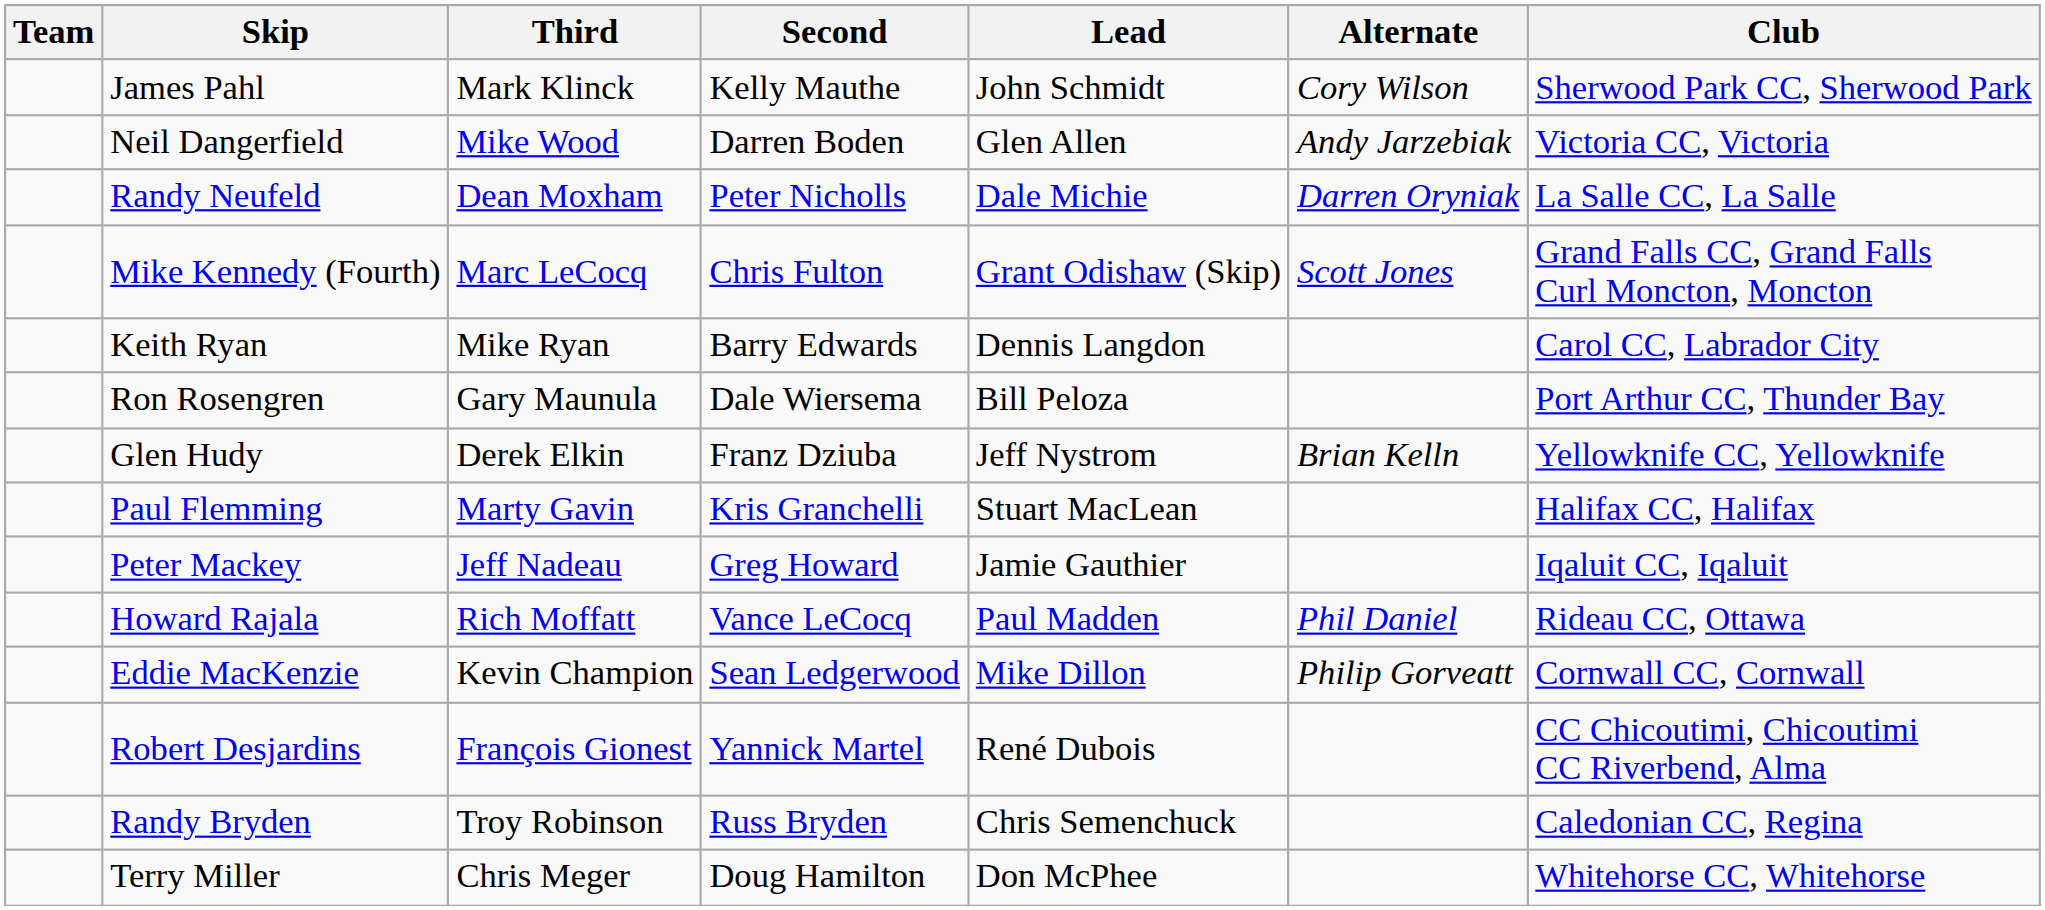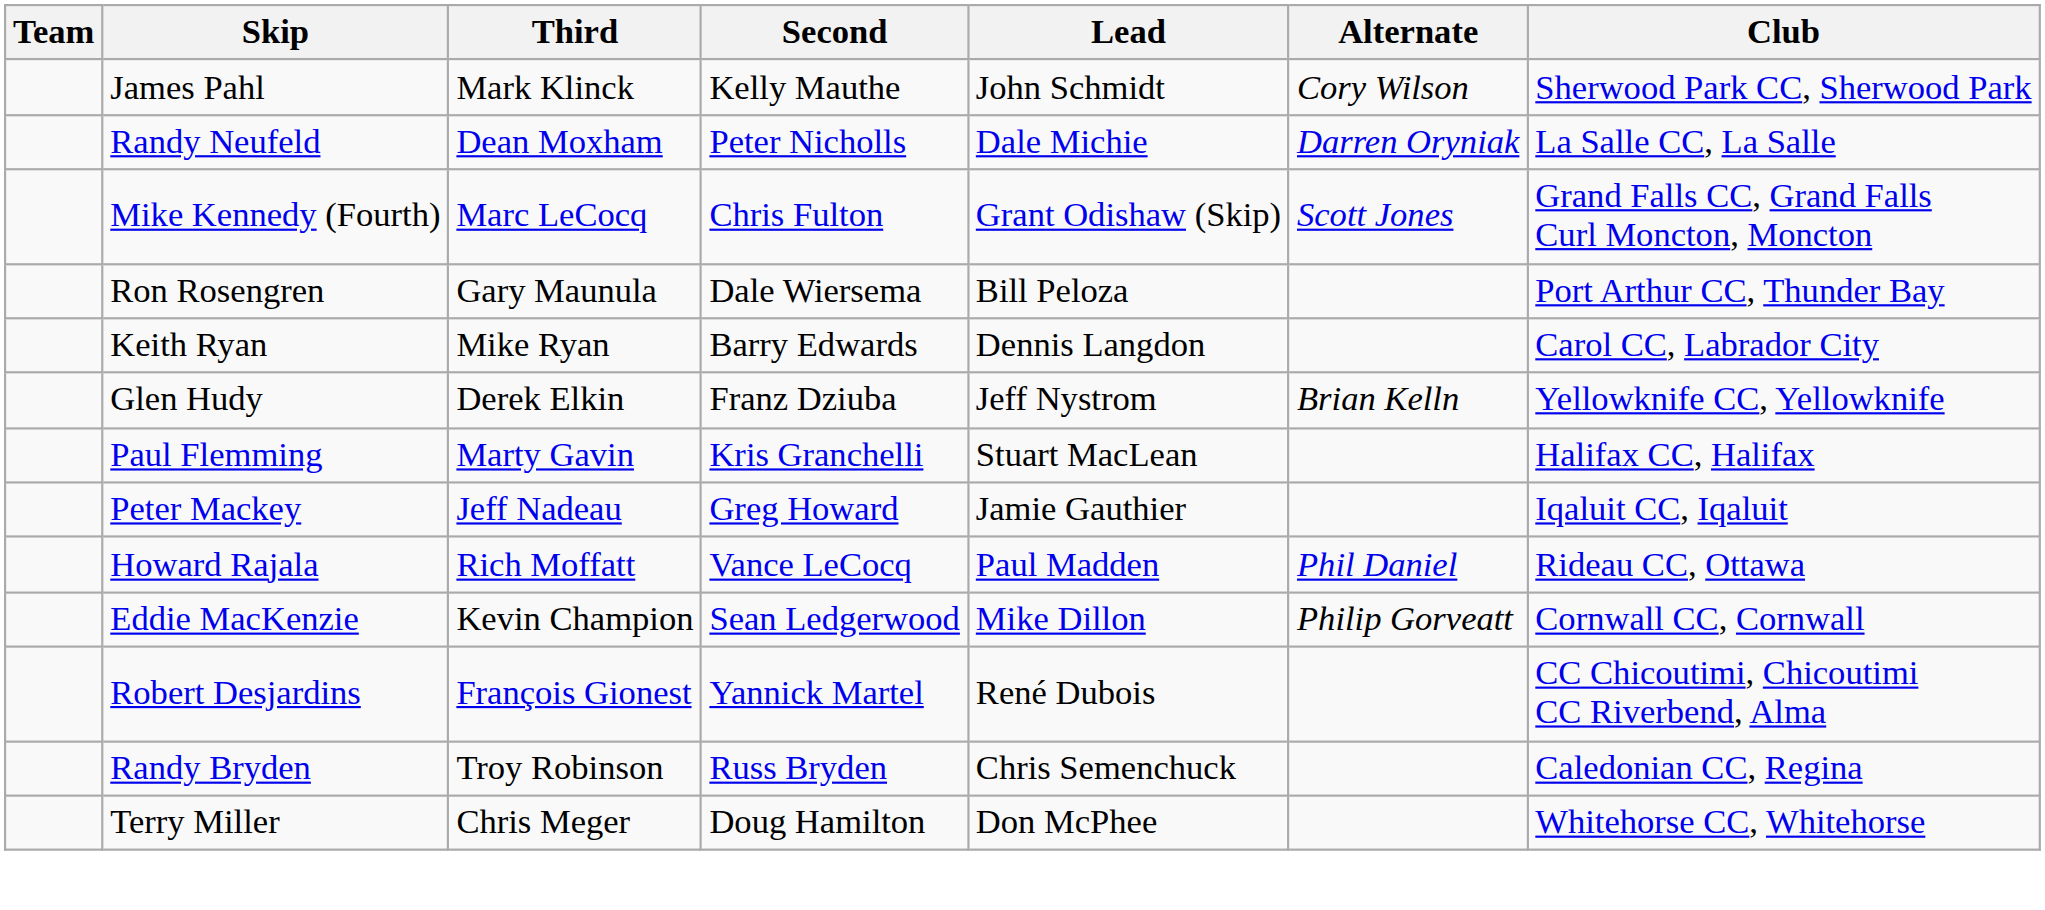- row: (227, 141)
rows swapped: (189, 344) <-> (217, 399)
